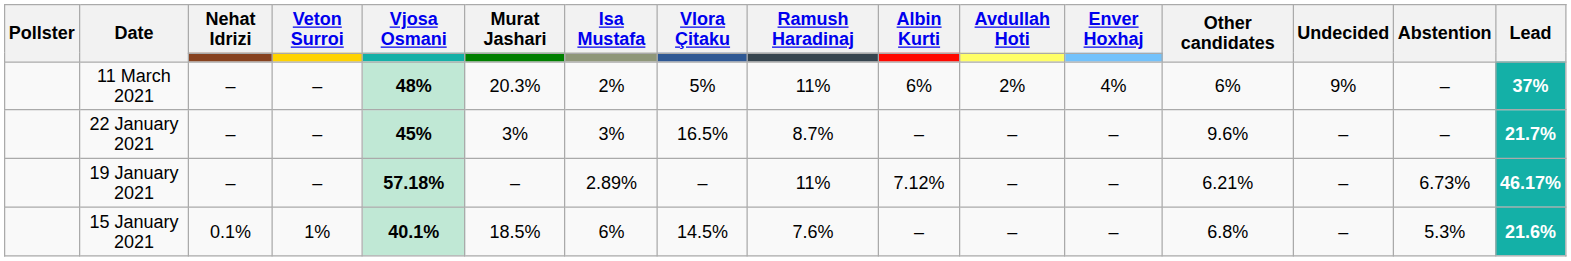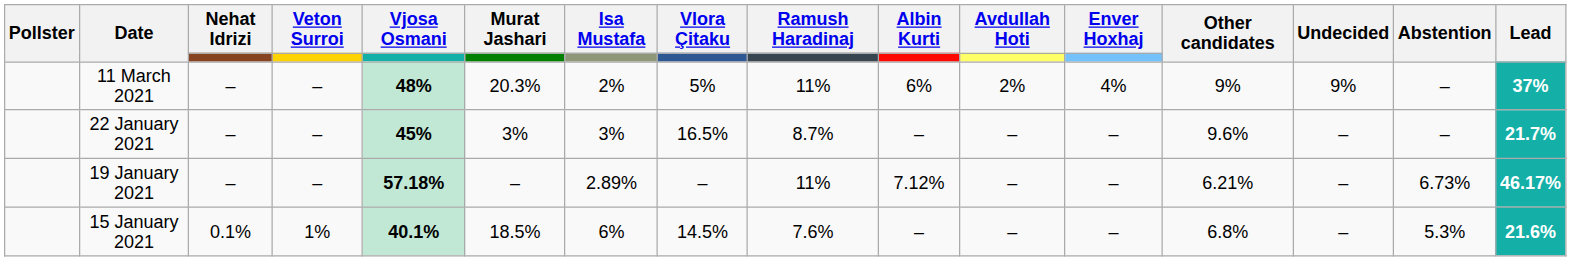(1228, 86) 6% -> (1228, 86) 9%
